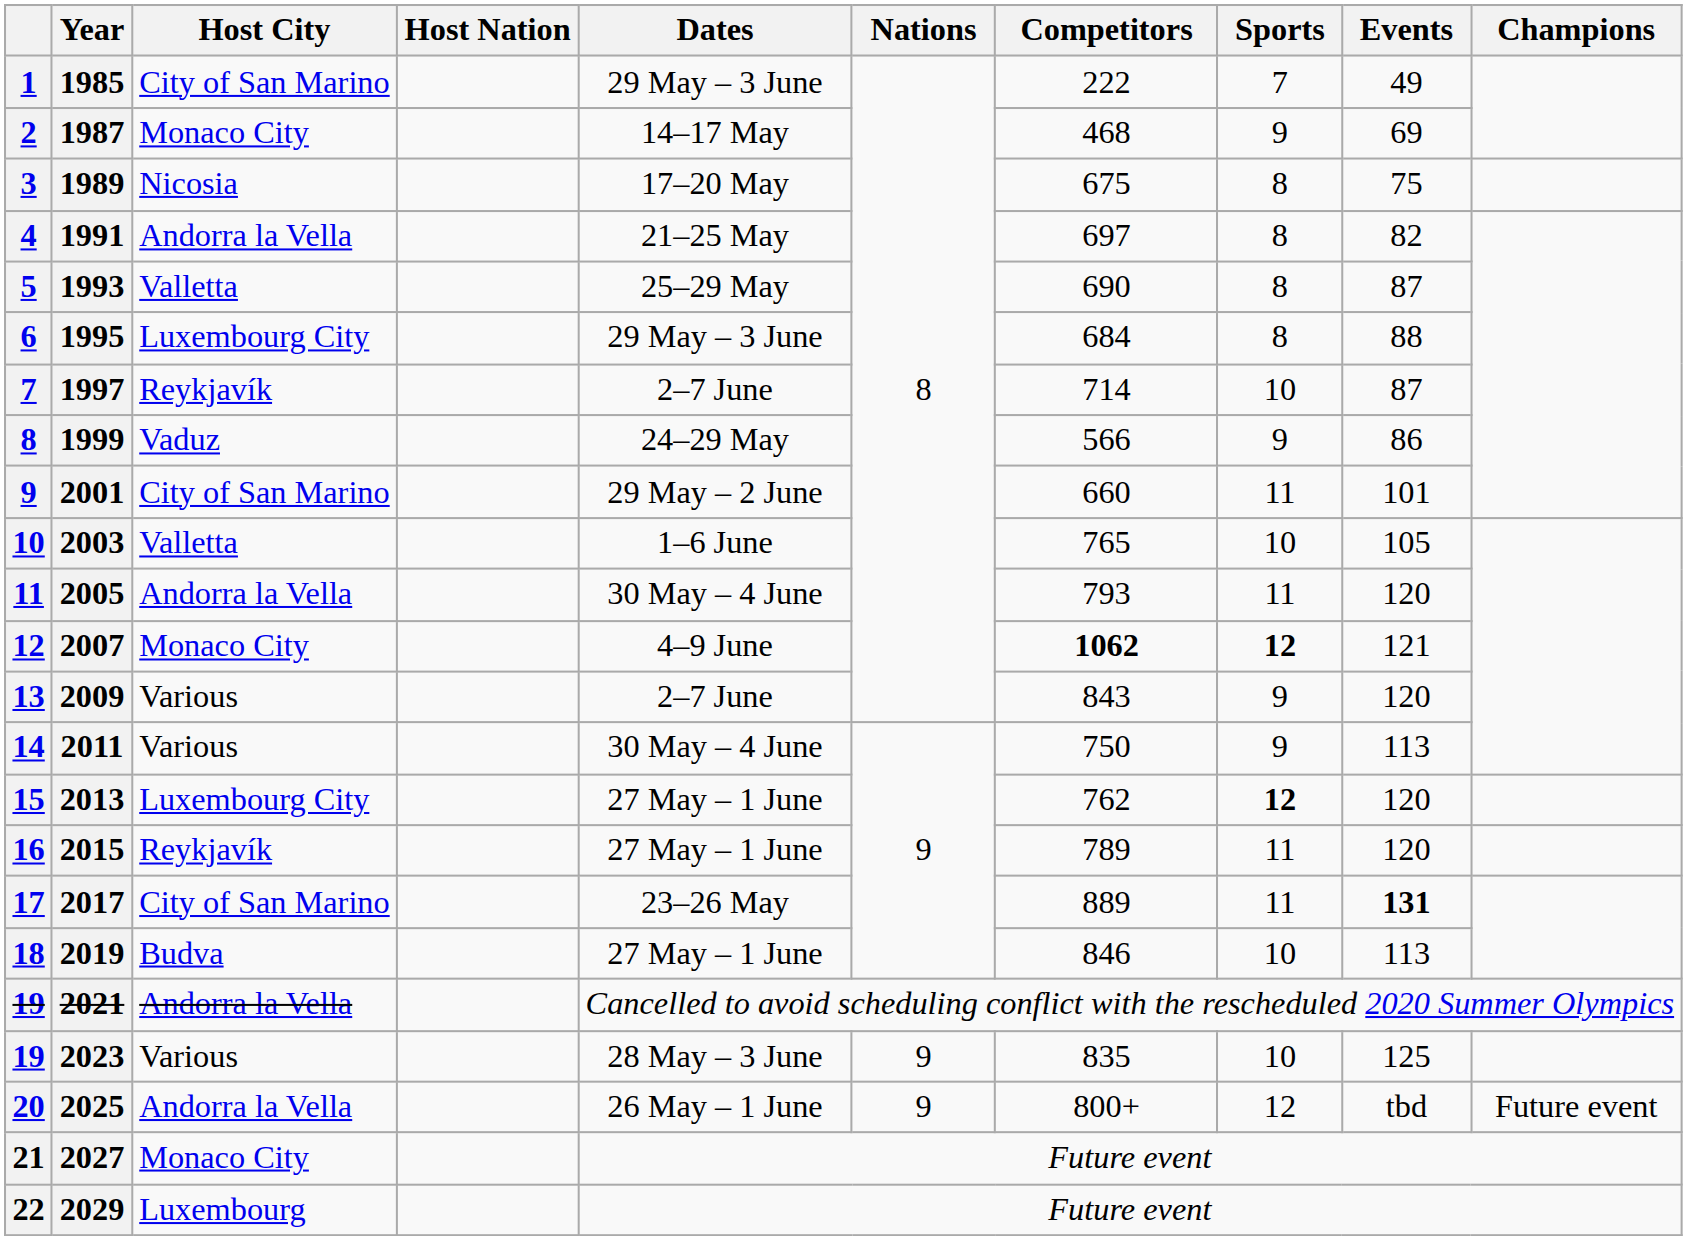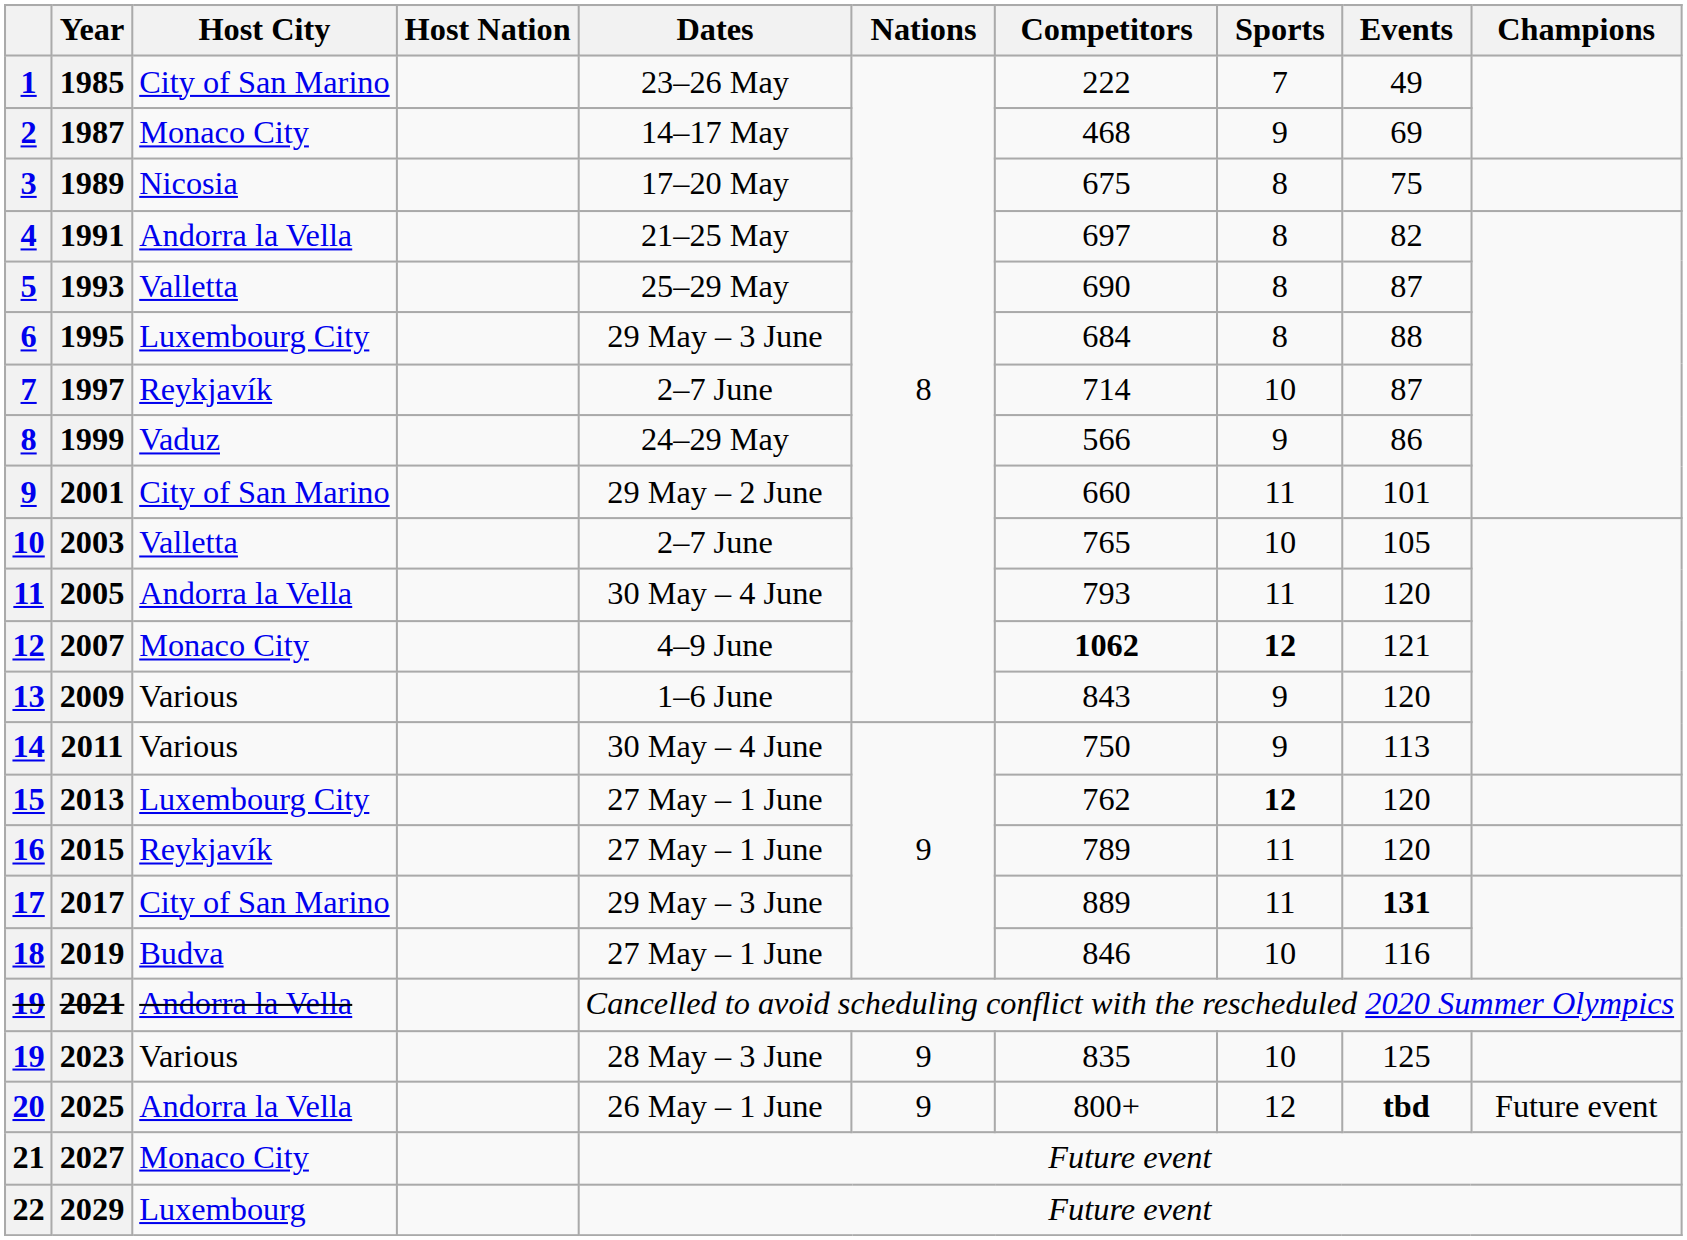(715, 81) 29 May – 3 June -> (715, 81) 23–26 May
(715, 542) 1–6 June -> (715, 542) 2–7 June
(715, 696) 2–7 June -> (715, 696) 1–6 June
(715, 901) 23–26 May -> (715, 901) 29 May – 3 June
(1406, 952) 113 -> (1406, 952) 116
(1406, 1106) normal -> (1406, 1106) bold
